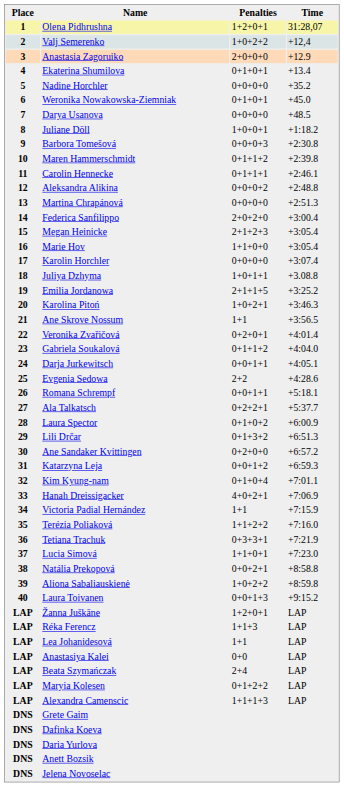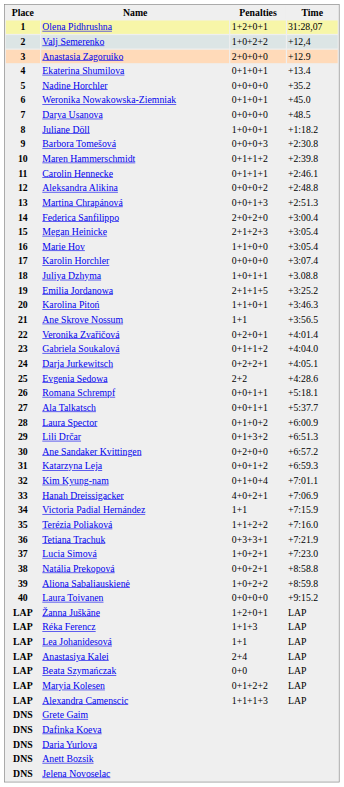(250, 203) 0+0+0+0 -> (250, 203) 0+0+1+3
(250, 305) 1+0+2+1 -> (250, 305) 1+1+0+1
(250, 364) 0+0+1+1 -> (250, 364) 0+2+2+1
(250, 408) 0+2+2+1 -> (250, 408) 0+0+1+1
(250, 554) 1+1+0+1 -> (250, 554) 1+0+2+1
(250, 598) 0+0+1+3 -> (250, 598) 0+0+0+0
(239, 656) 0+0 -> (239, 656) 2+4
(239, 671) 2+4 -> (239, 671) 0+0
